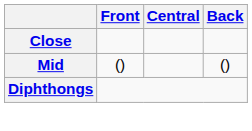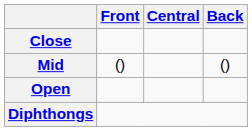+ row: (51, 89)
